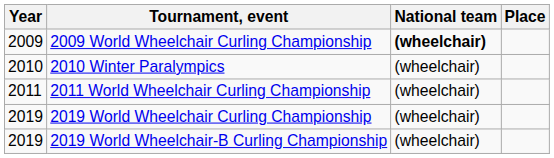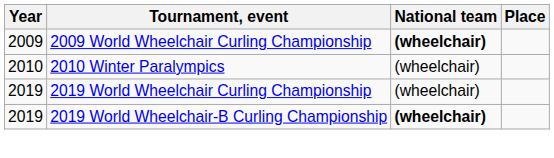- row: (210, 91)
(437, 141) normal -> (440, 116) bold
